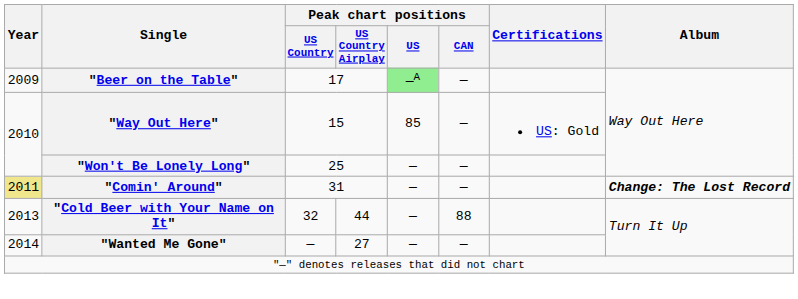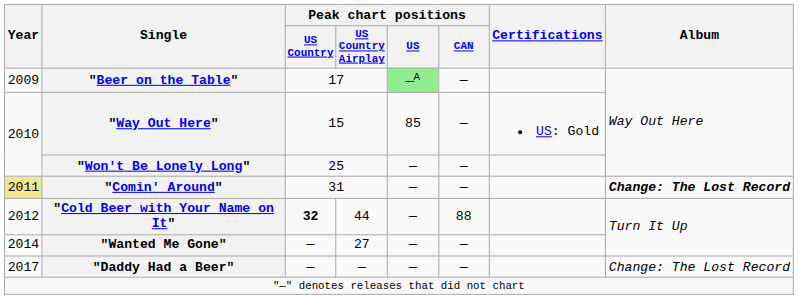(23, 216) 2013 -> (23, 216) 2012
(311, 216) normal -> (311, 216) bold
+ row: (164, 267)
